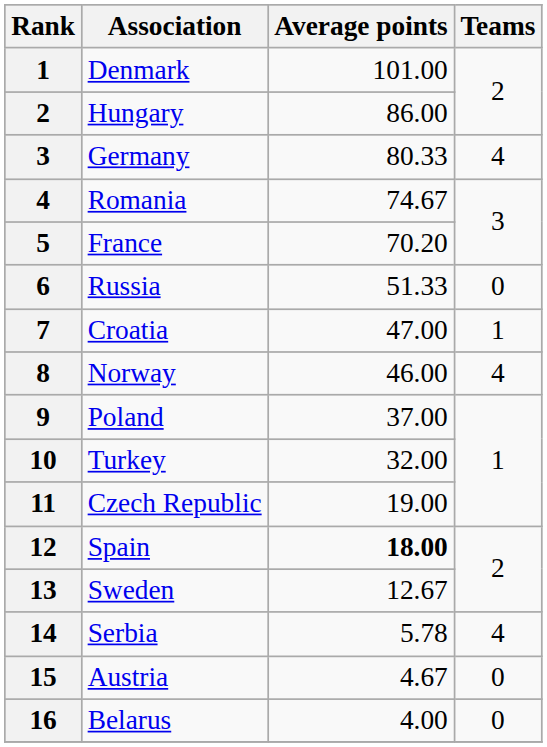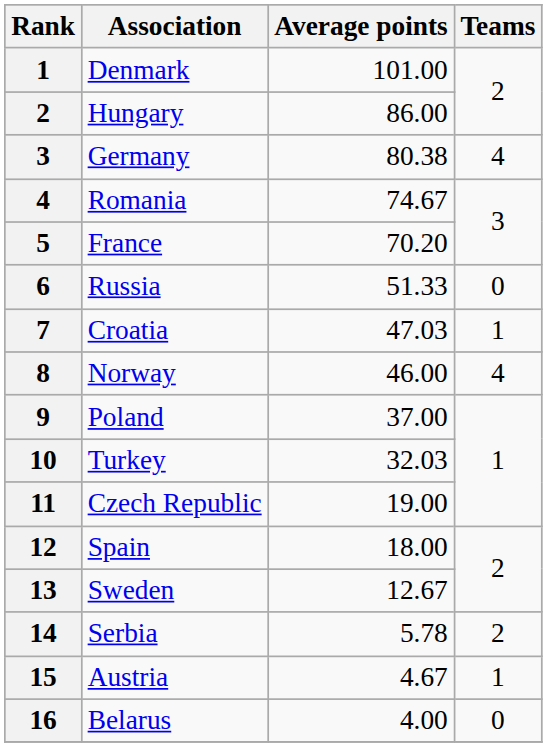(417, 156) 80.33 -> (417, 156) 80.38
(417, 329) 47.00 -> (417, 329) 47.03
(417, 460) 32.00 -> (417, 460) 32.03
(417, 546) bold -> (417, 546) normal
(498, 633) 4 -> (498, 633) 2
(498, 677) 0 -> (498, 677) 1
